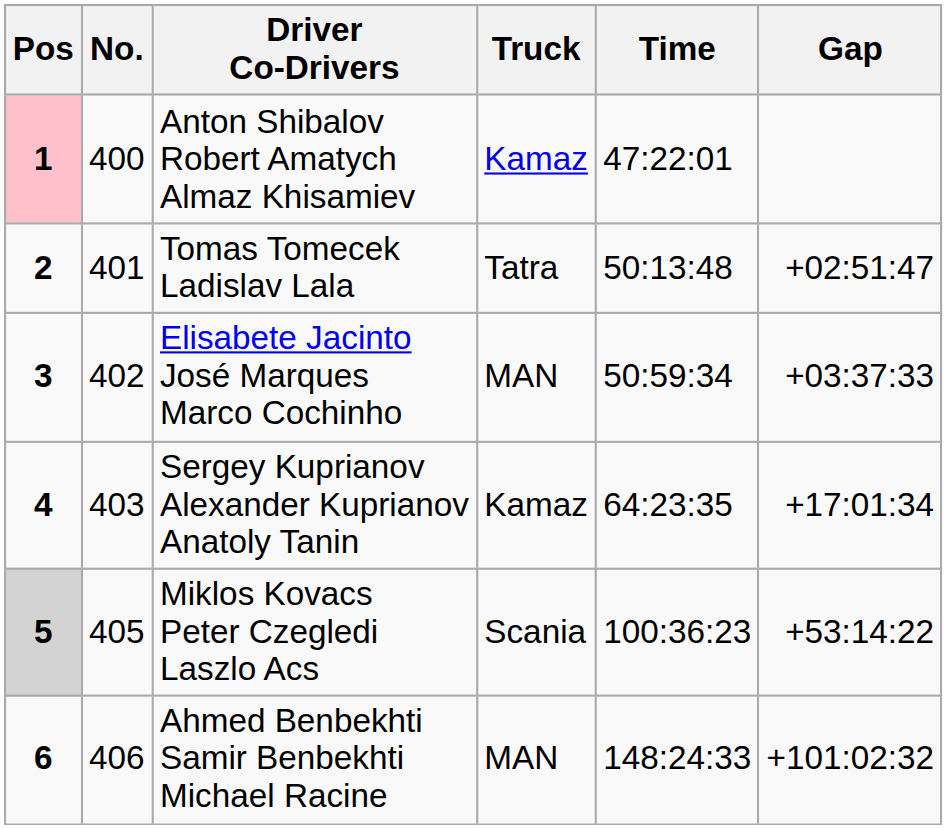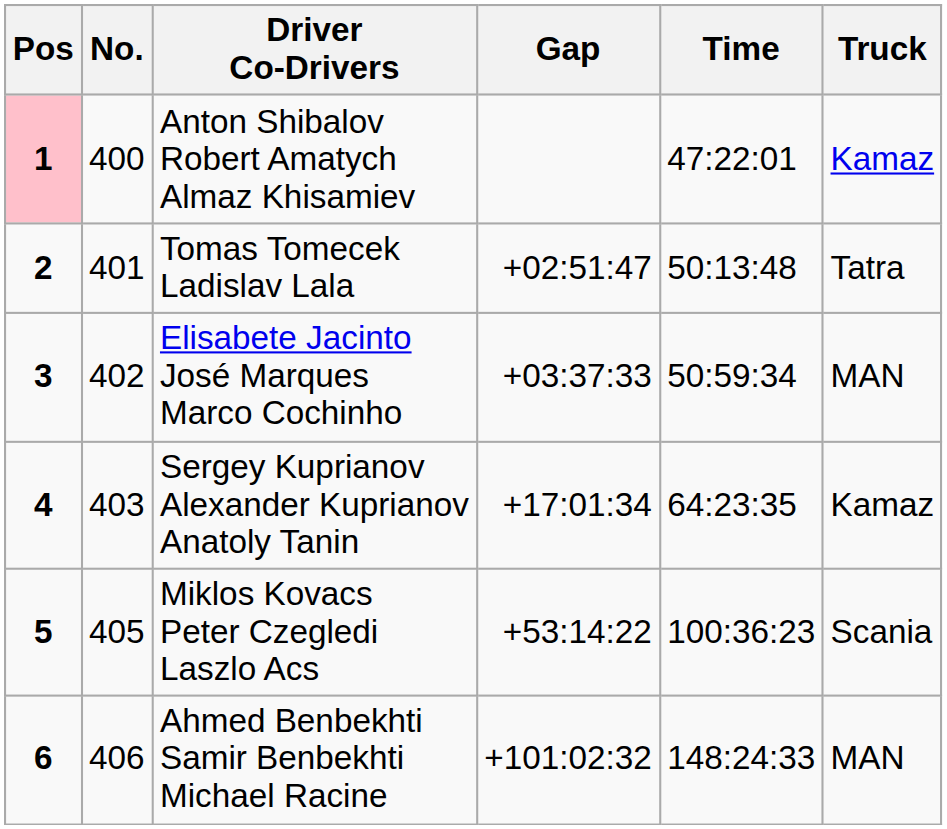columns swapped: (536, 49) <-> (850, 49)
(43, 631) lightgrey background -> (43, 631) no background
